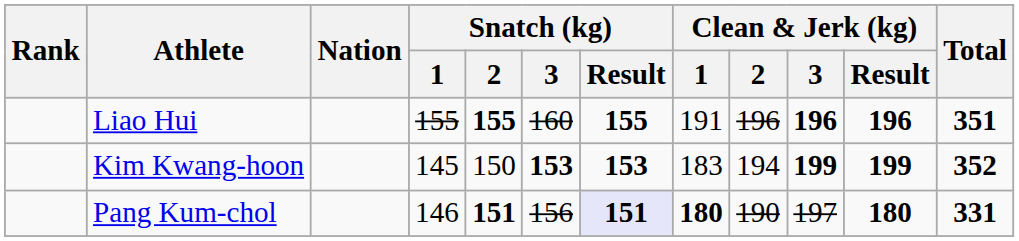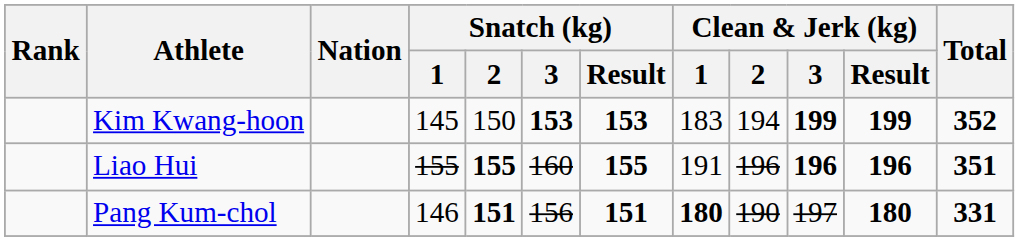rows swapped: (199, 166) <-> (145, 119)
(626, 212) lavender background -> (626, 212) no background
